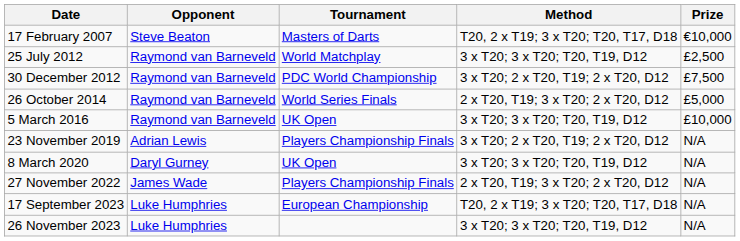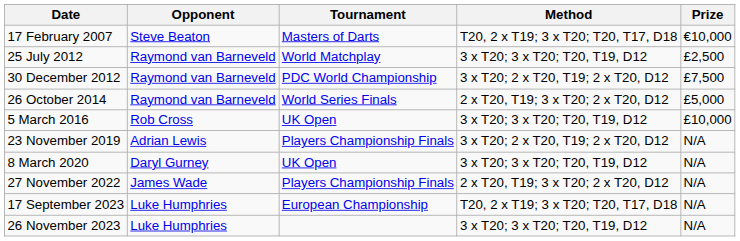(203, 120) Raymond van Barneveld -> (162, 120) Rob Cross
